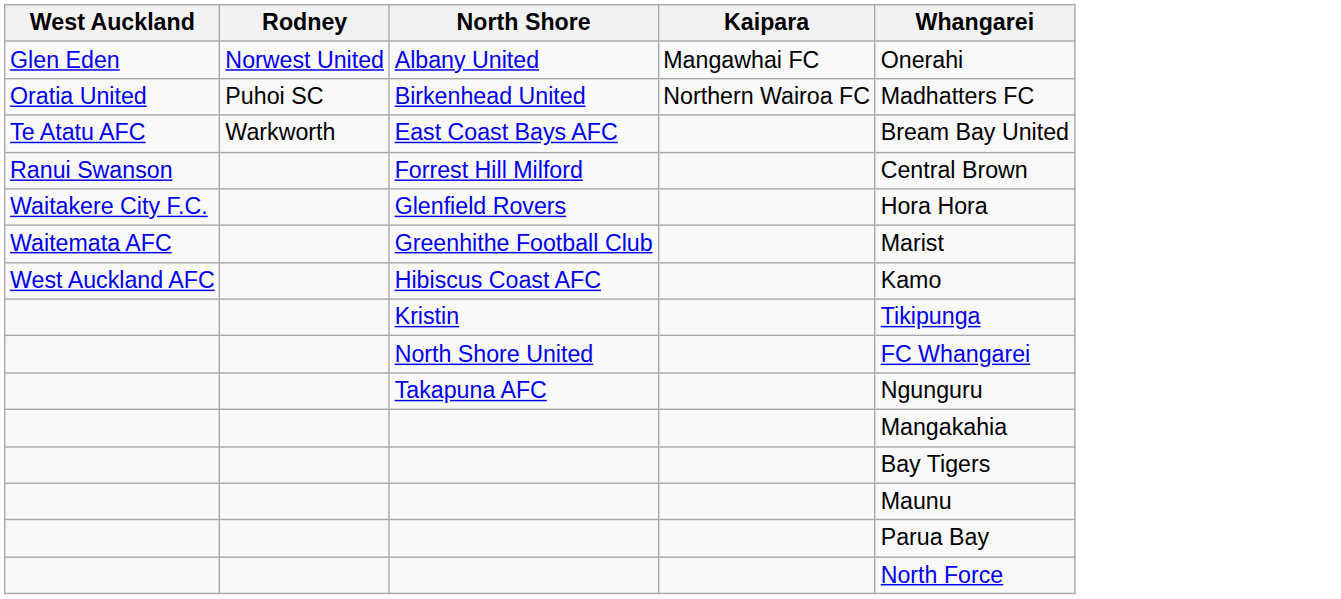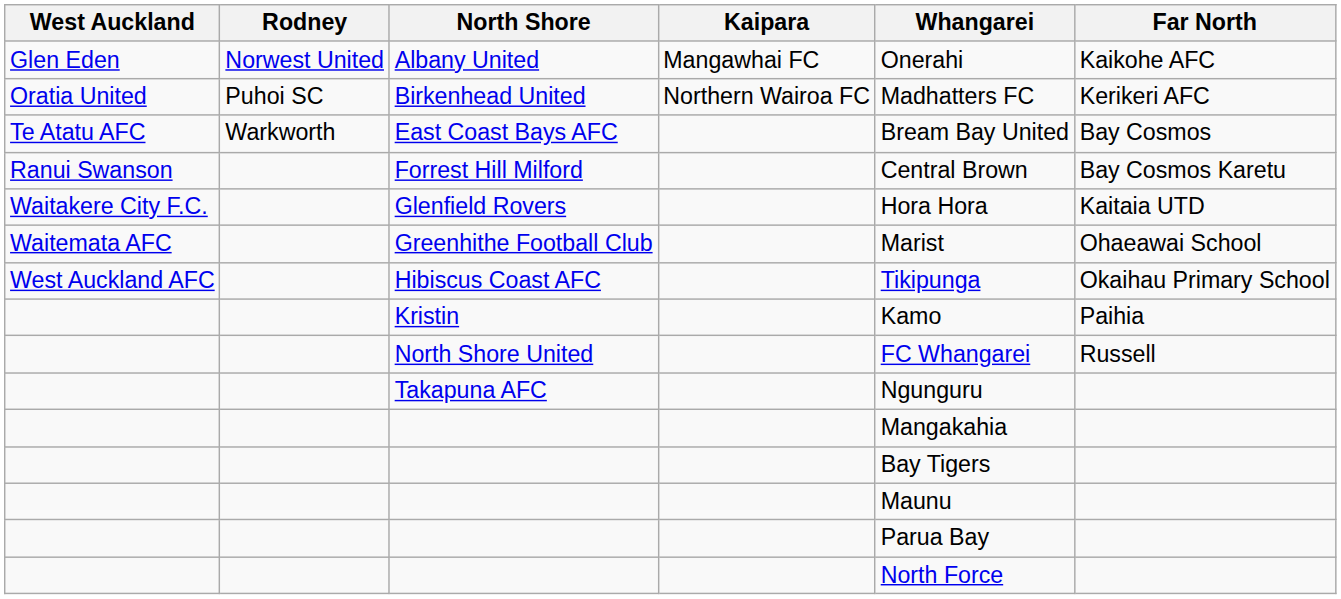+ column: (1205, 22)
(911, 280) Kamo -> (931, 280) Tikipunga
(931, 317) Tikipunga -> (911, 317) Kamo
